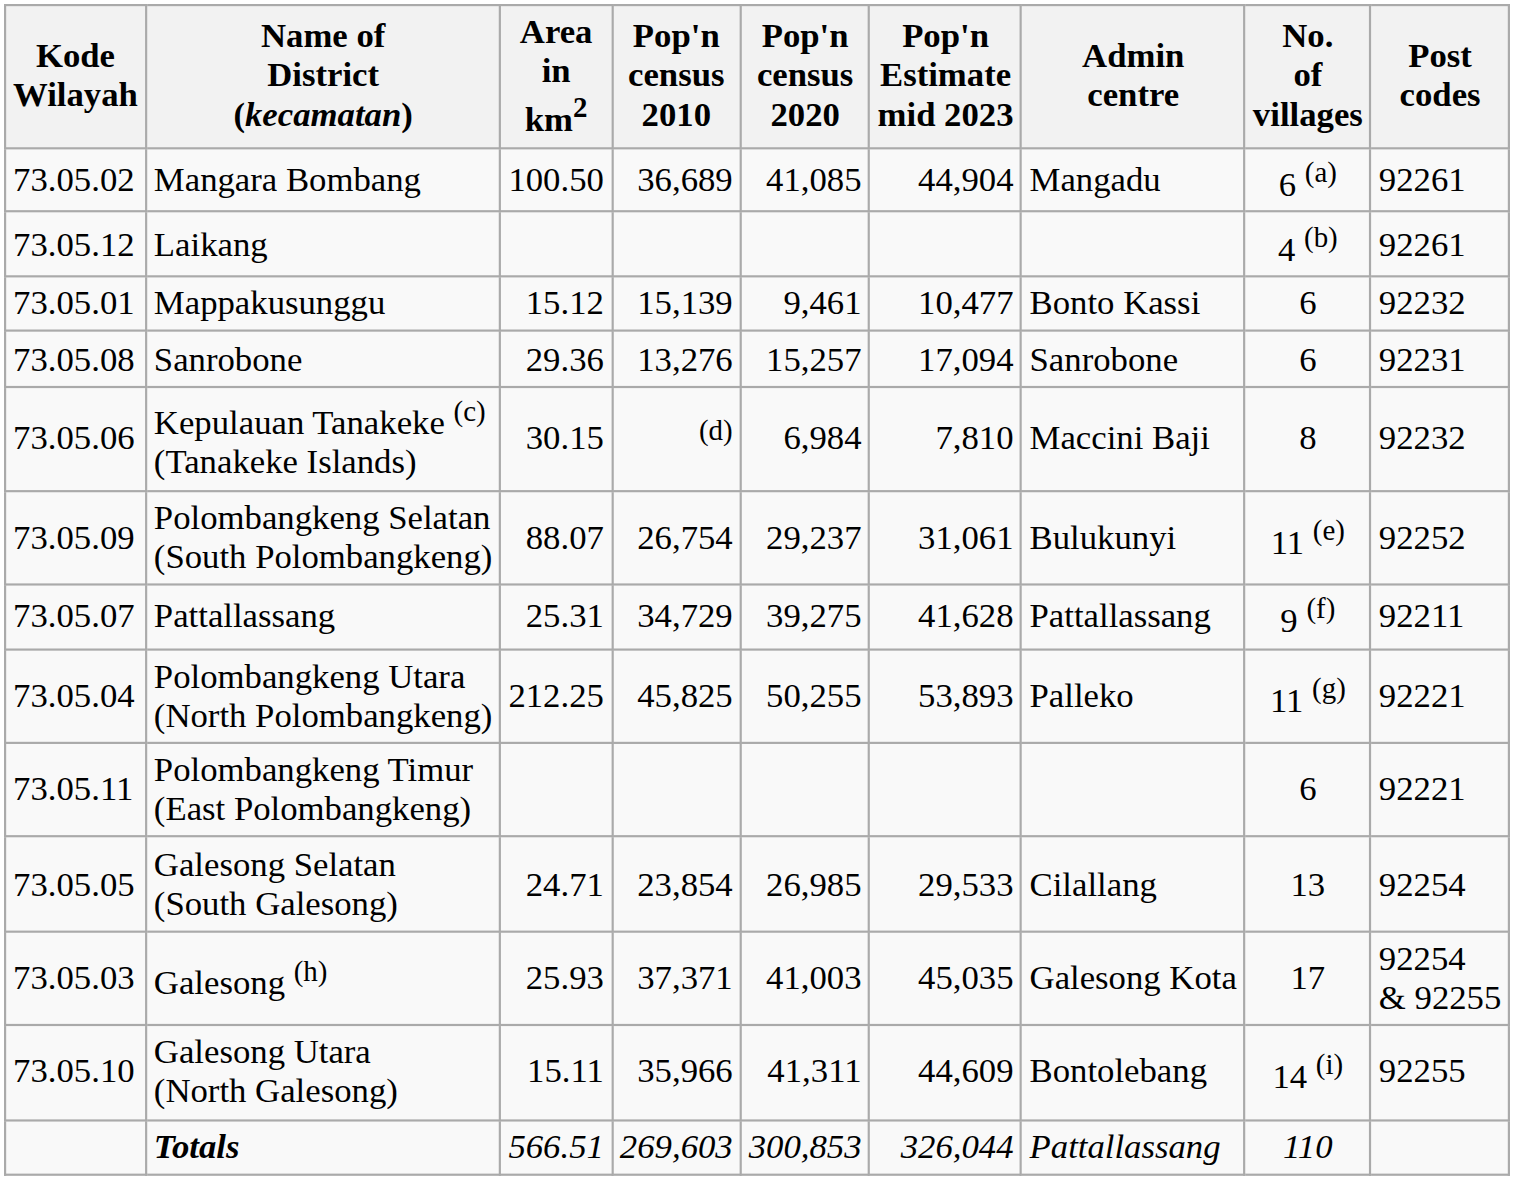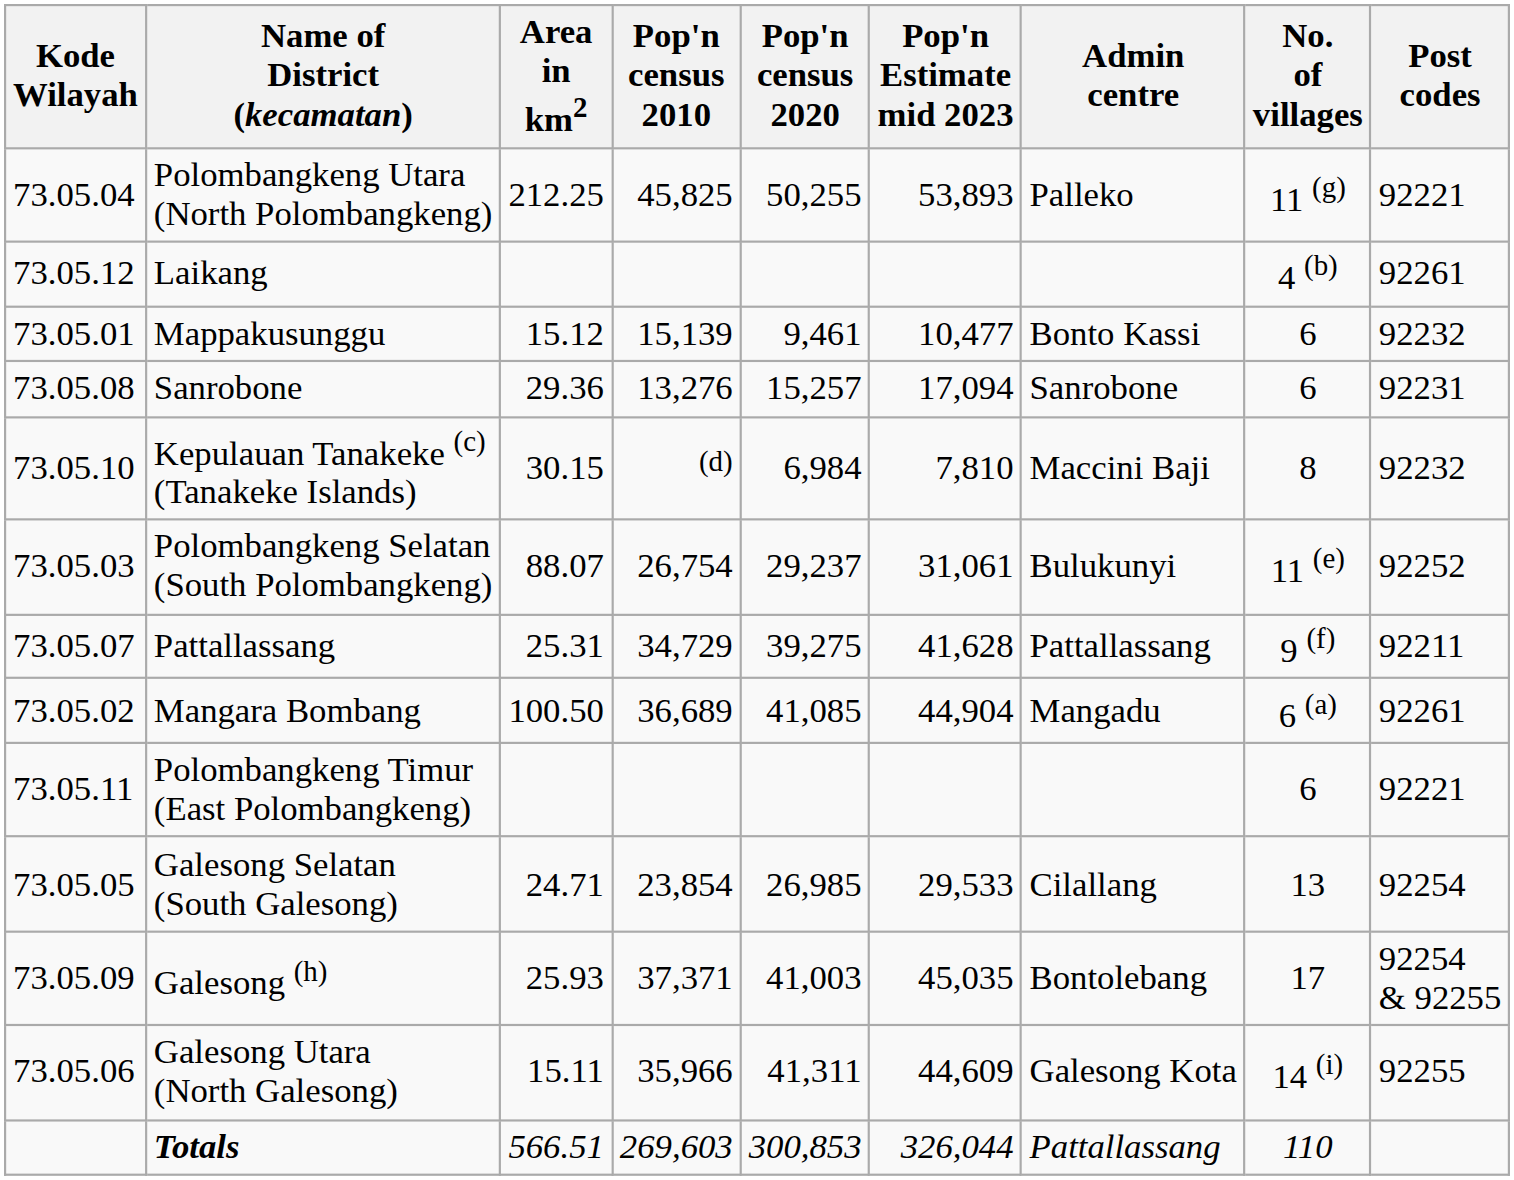rows swapped: (287, 179) <-> (323, 695)
(74, 437) 73.05.06 -> (74, 467) 73.05.10
(74, 536) 73.05.09 -> (74, 566) 73.05.03
(74, 977) 73.05.03 -> (74, 977) 73.05.09
(1133, 977) Galesong Kota -> (1118, 977) Bontolebang
(74, 1071) 73.05.10 -> (74, 1071) 73.05.06
(1118, 1071) Bontolebang -> (1133, 1071) Galesong Kota
